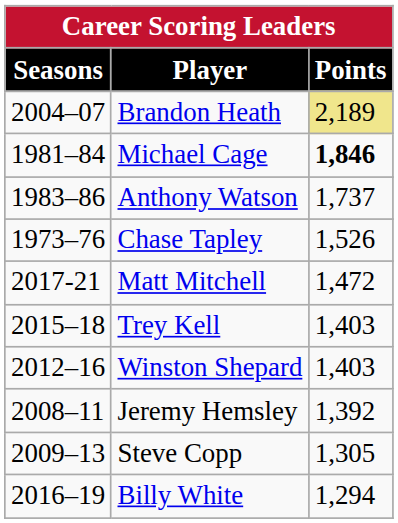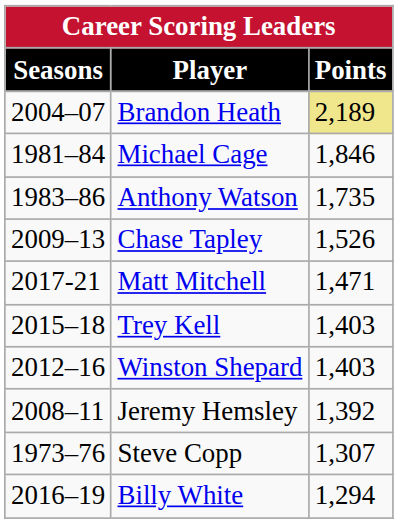(345, 154) bold -> (345, 154) normal
(345, 197) 1,737 -> (345, 197) 1,735
(58, 239) 1973–76 -> (58, 239) 2009–13
(345, 282) 1,472 -> (345, 282) 1,471
(58, 452) 2009–13 -> (58, 452) 1973–76
(345, 452) 1,305 -> (345, 452) 1,307
